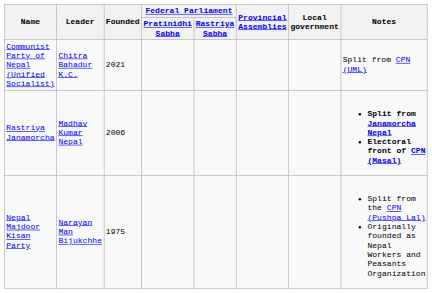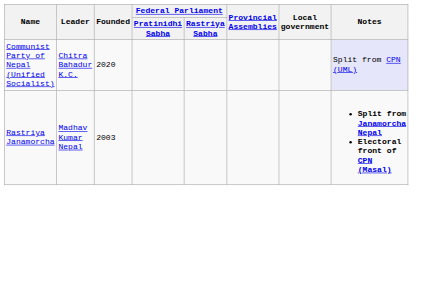(115, 65) 2021 -> (106, 65) 2020
(377, 65) no background -> (367, 65) lavender background
(115, 133) 2006 -> (106, 137) 2003
- row: (23, 232)
